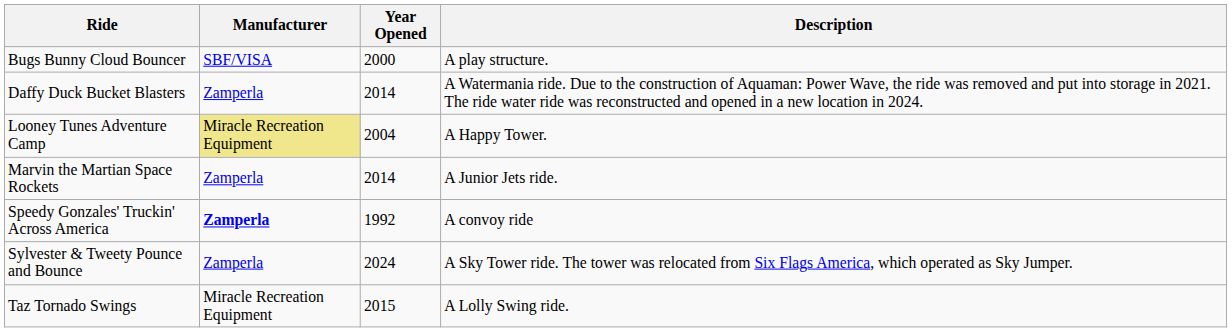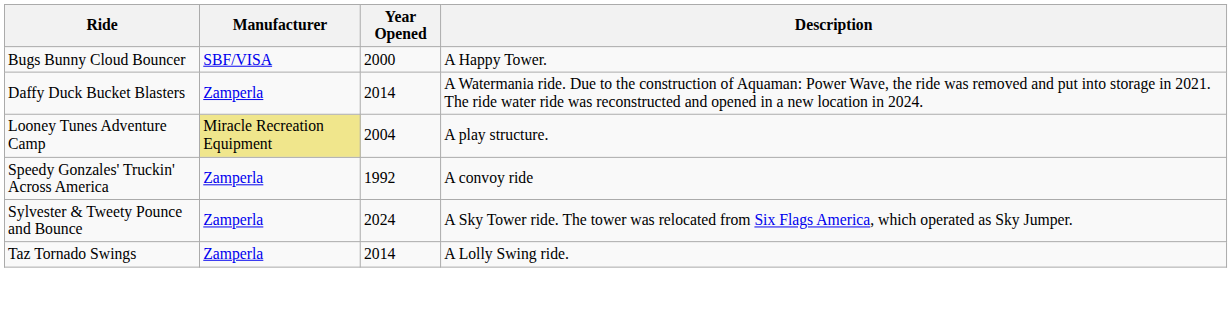(496, 59) A play structure. -> (496, 59) A Happy Tower.
(496, 135) A Happy Tower. -> (496, 135) A play structure.
- row: (90, 178)
(236, 220) bold -> (233, 178) normal
(264, 305) Miracle Recreation Equipment -> (233, 254) Zamperla
(380, 305) 2015 -> (380, 254) 2014
